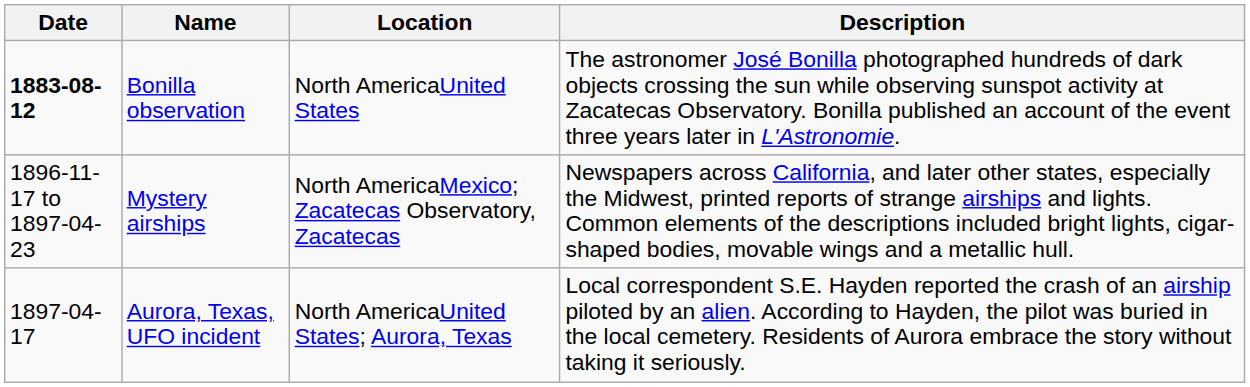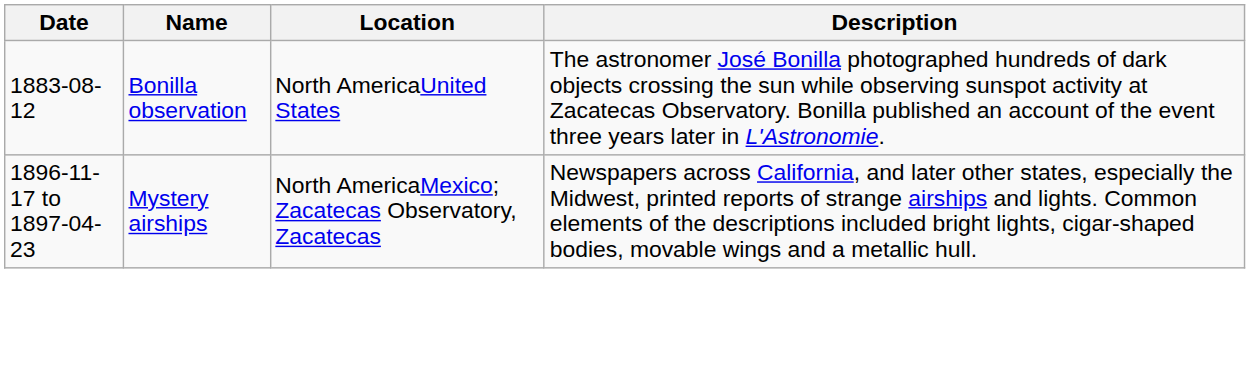(56, 97) bold -> (56, 97) normal
- row: (200, 324)
